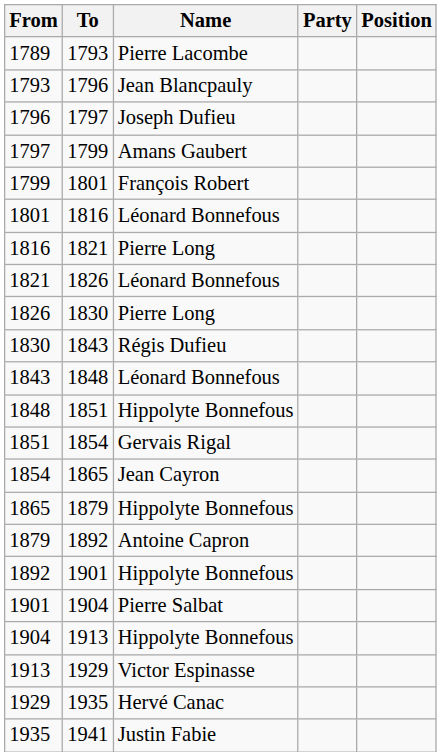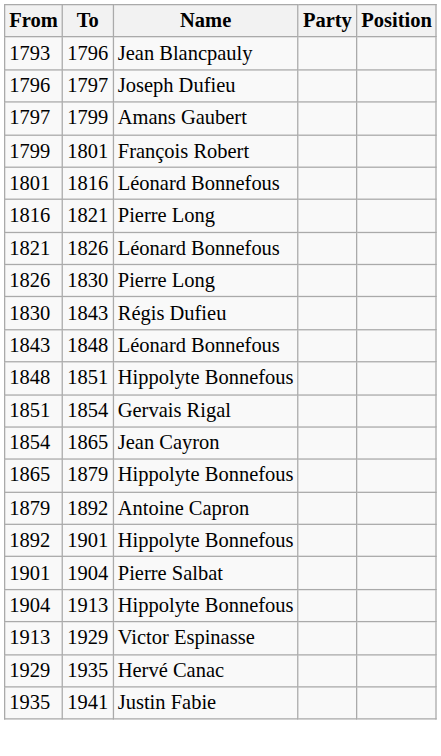- row: (30, 53)
